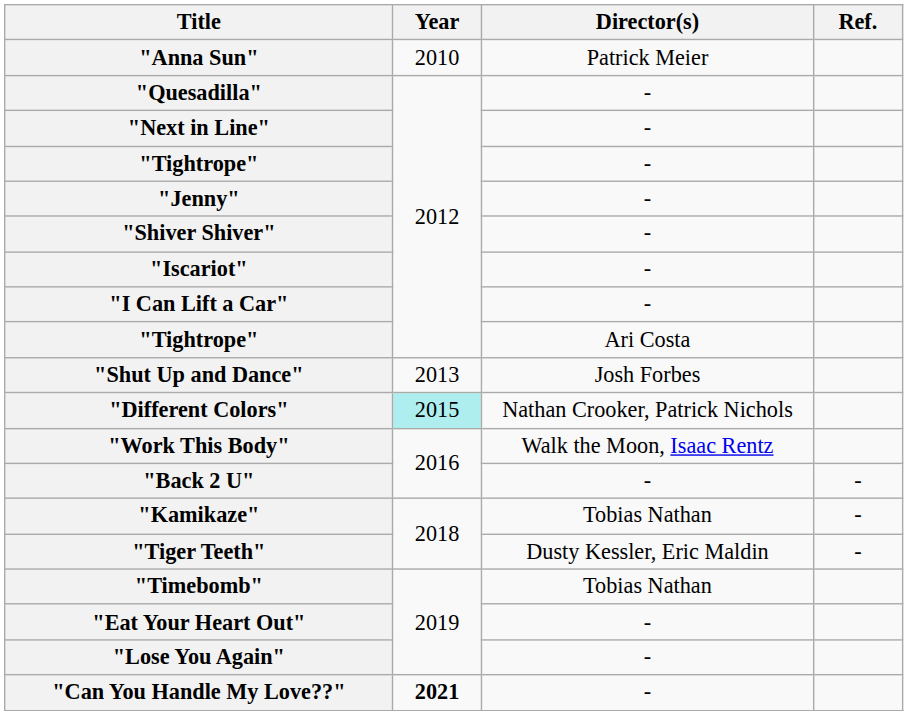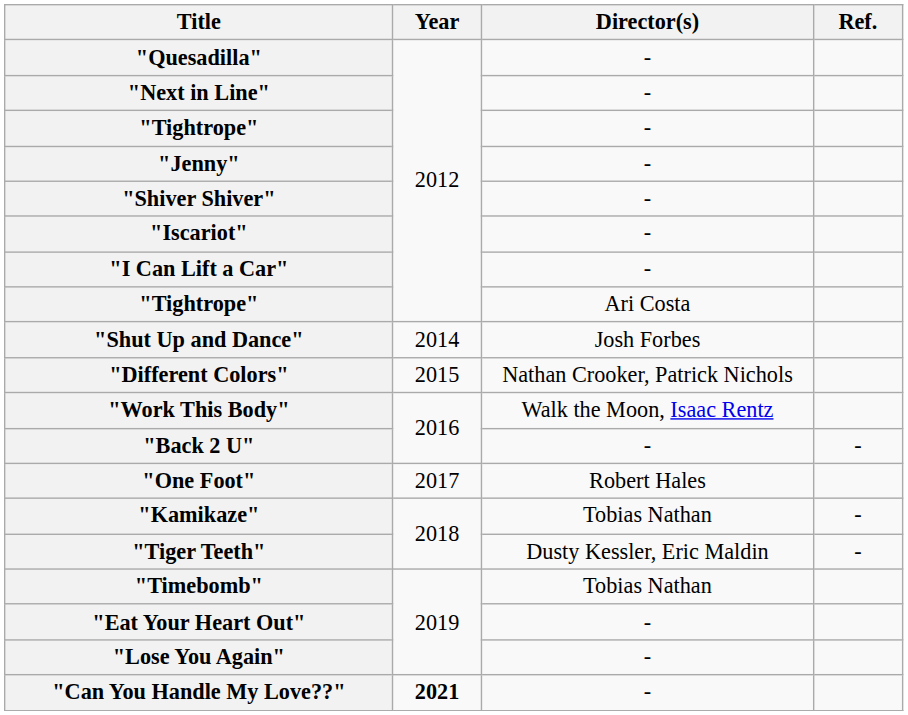- row: (199, 57)
(437, 374) 2013 -> (437, 339) 2014
(437, 410) paleturquoise background -> (437, 374) no background
+ row: (199, 480)
